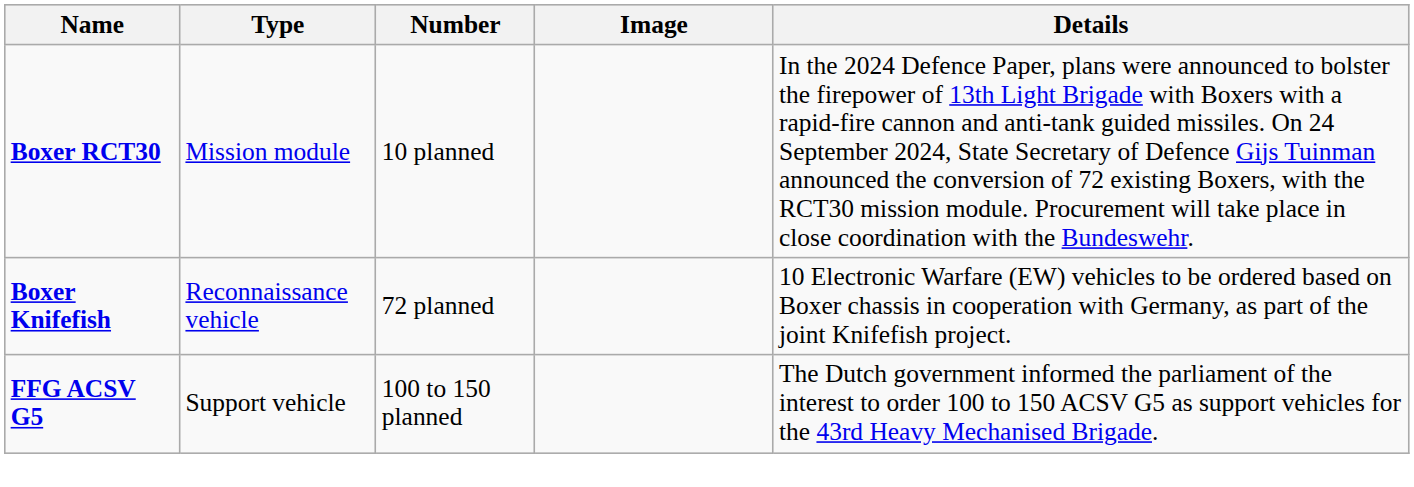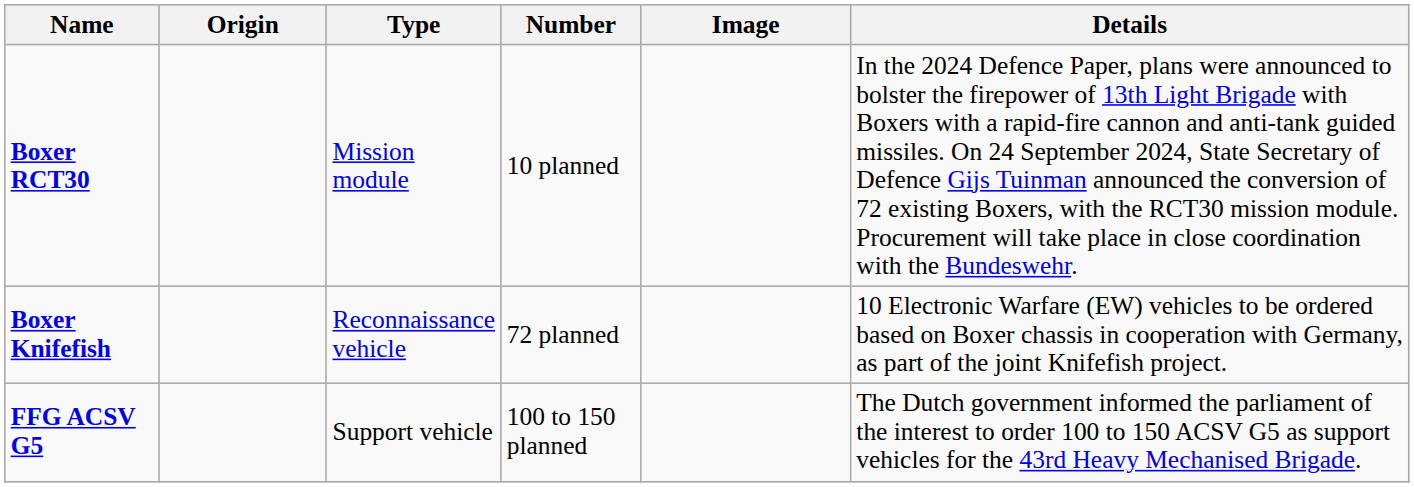+ column: (243, 24)
